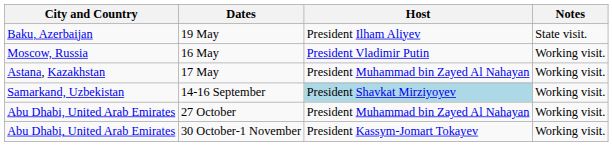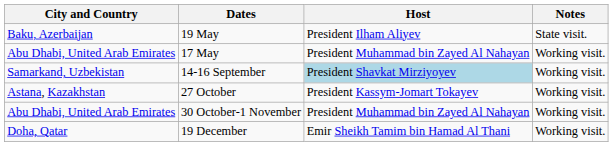- row: (200, 53)
(56, 72) Astana, Kazakhstan -> (91, 53) Abu Dhabi, United Arab Emirates
(91, 111) Abu Dhabi, United Arab Emirates -> (56, 92) Astana, Kazakhstan
(418, 111) President Muhammad bin Zayed Al Nahayan -> (392, 92) President Kassym-Jomart Tokayev
(392, 131) President Kassym-Jomart Tokayev -> (418, 111) President Muhammad bin Zayed Al Nahayan
+ row: (214, 131)
